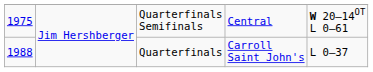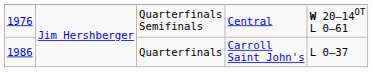(20, 21) 1975 -> (20, 21) 1976
(20, 52) 1988 -> (20, 52) 1986
